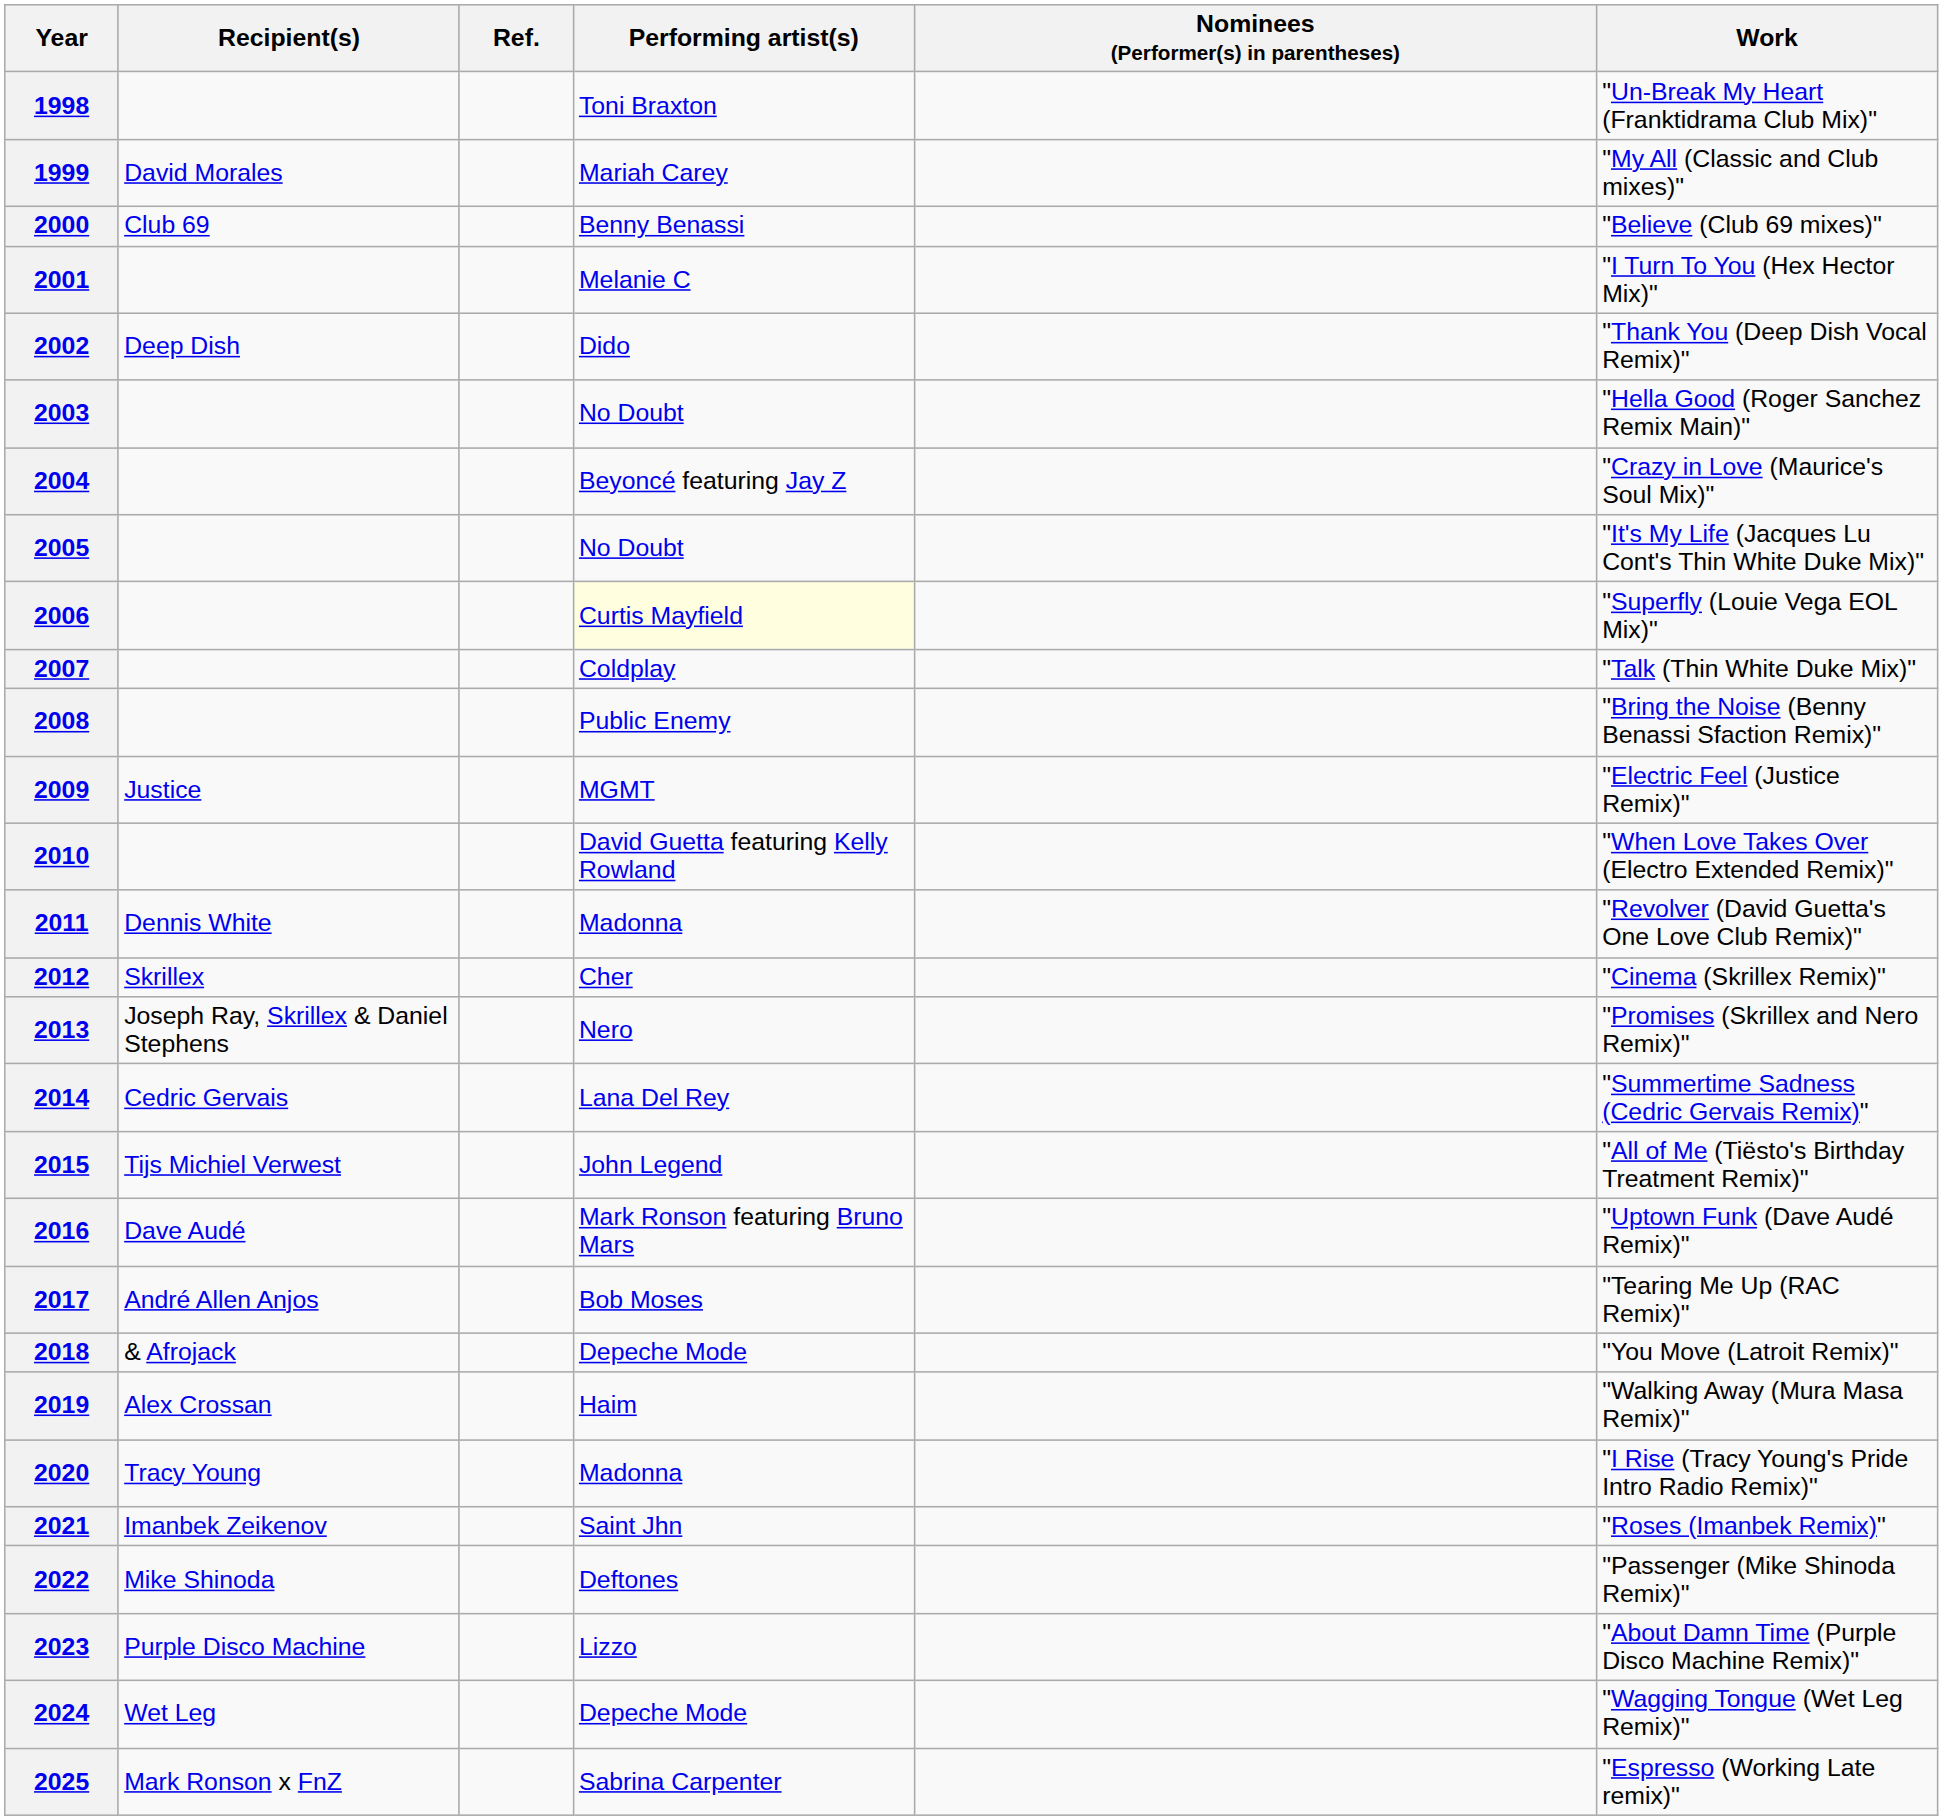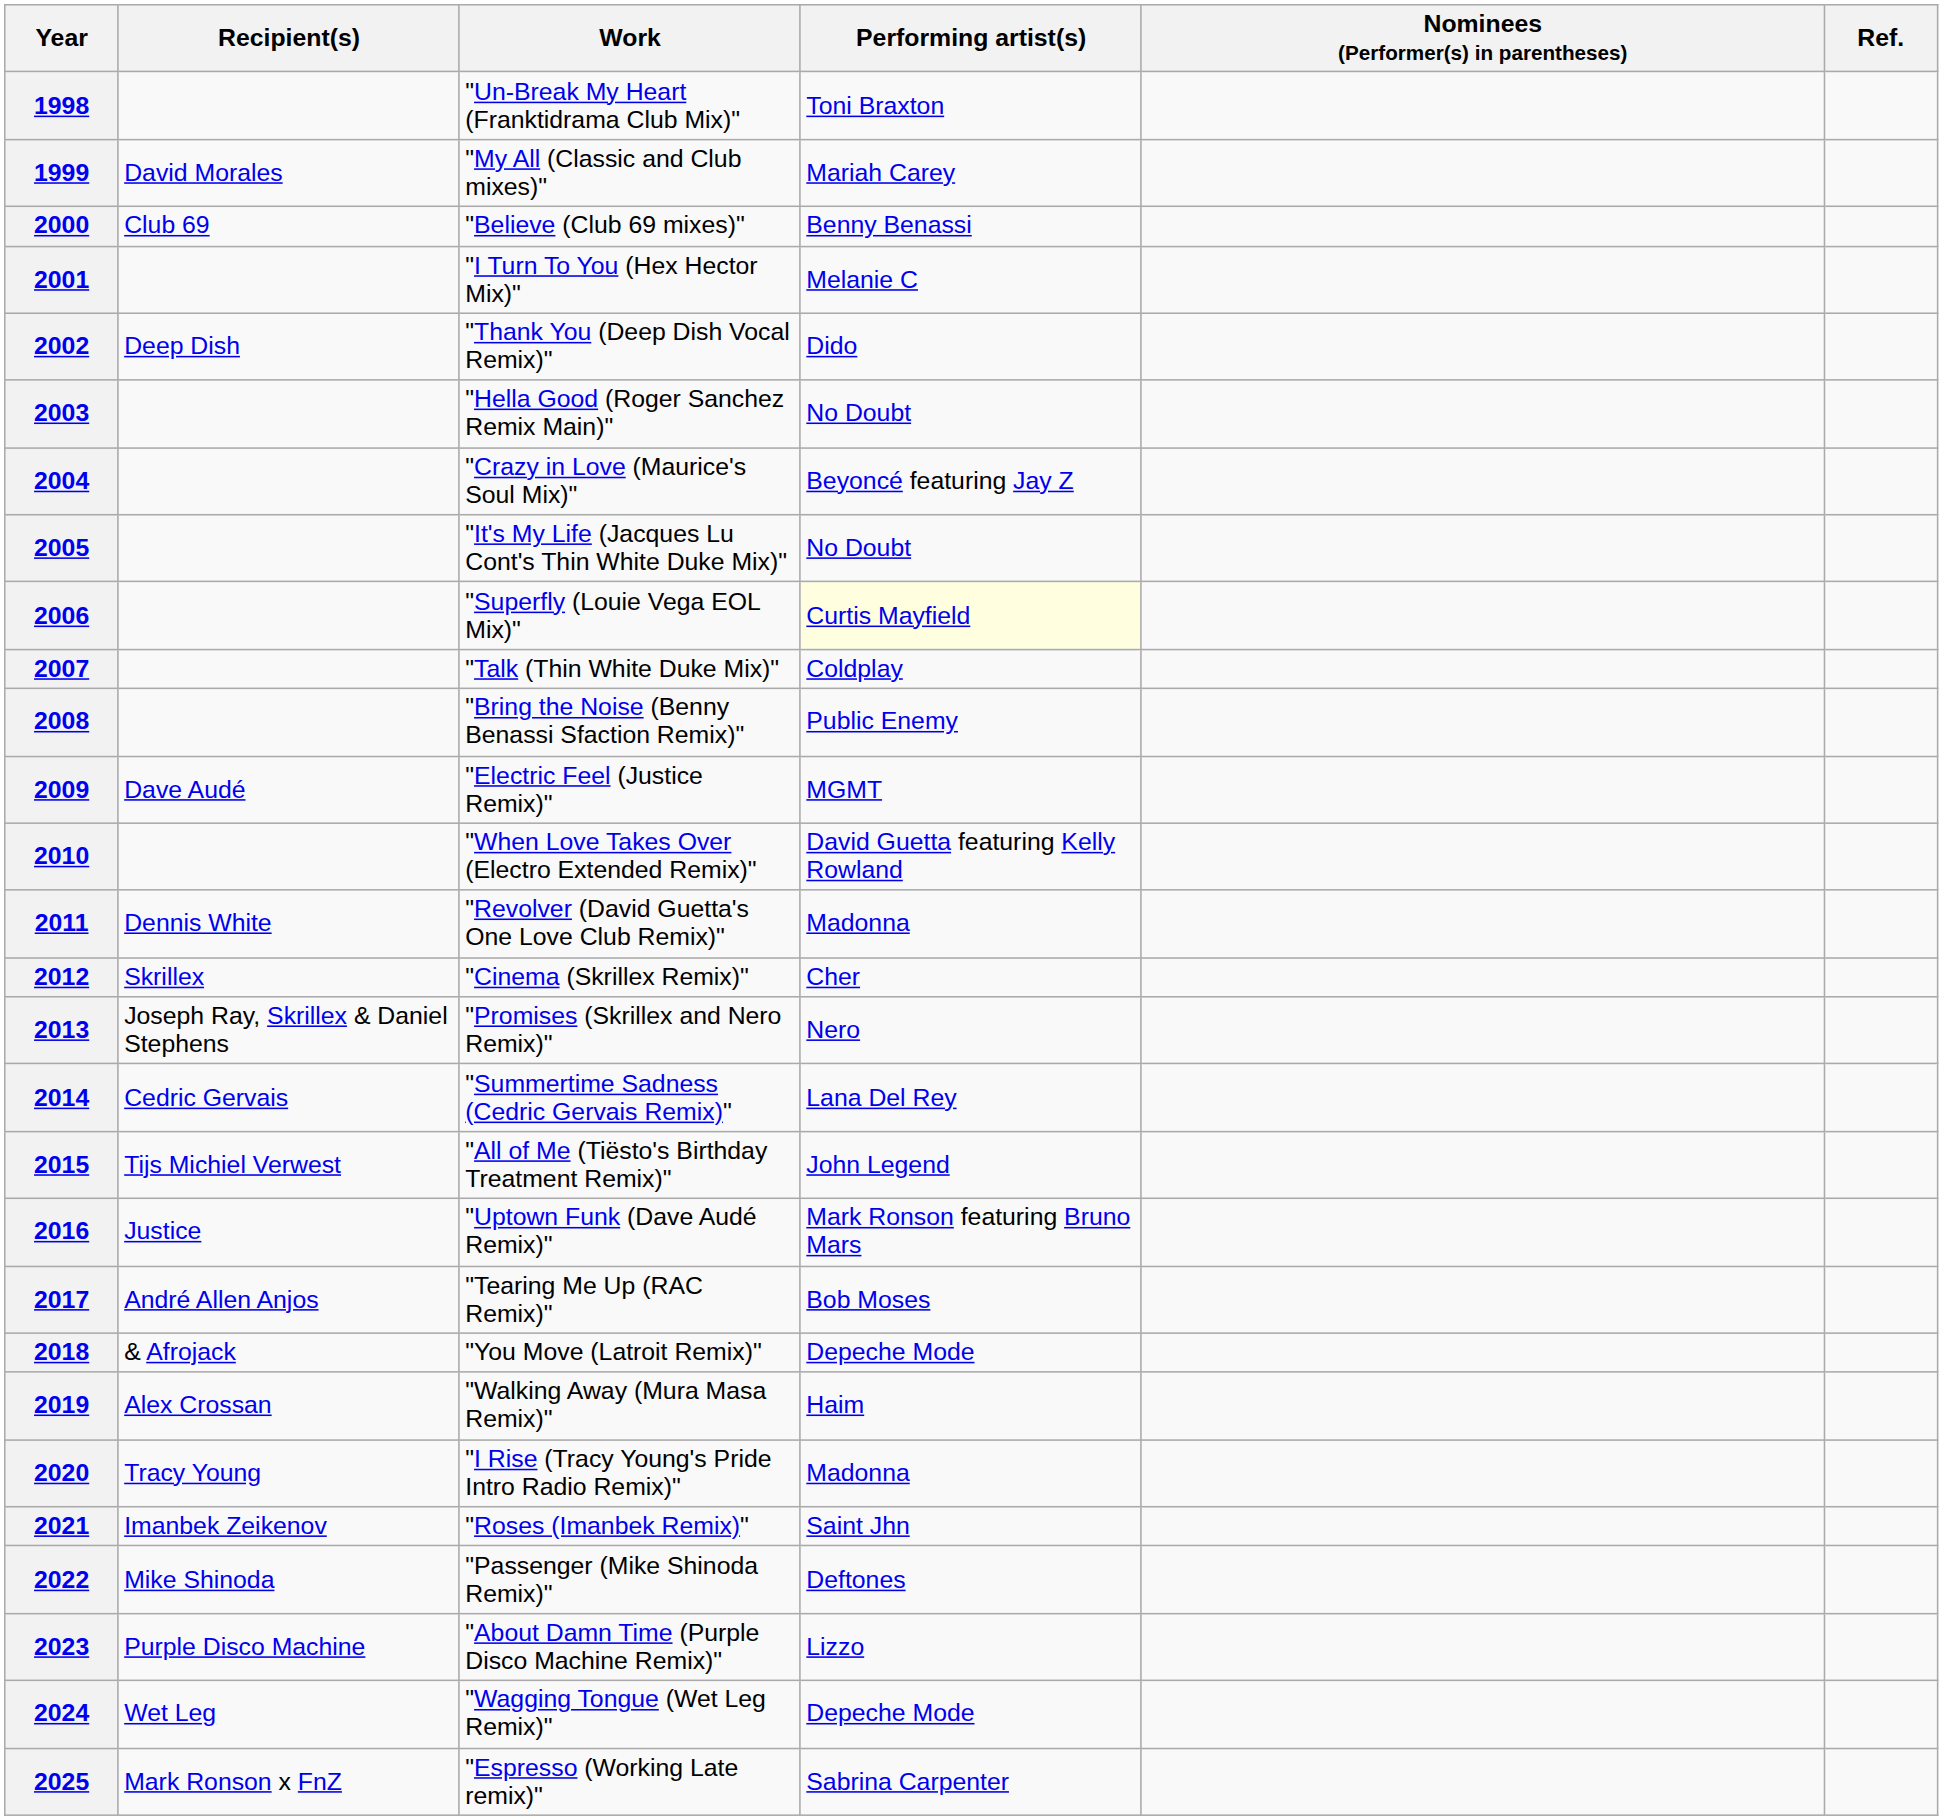columns swapped: (1767, 38) <-> (516, 38)
(163, 789) Justice -> (185, 789) Dave Audé
(185, 1231) Dave Audé -> (163, 1231) Justice
